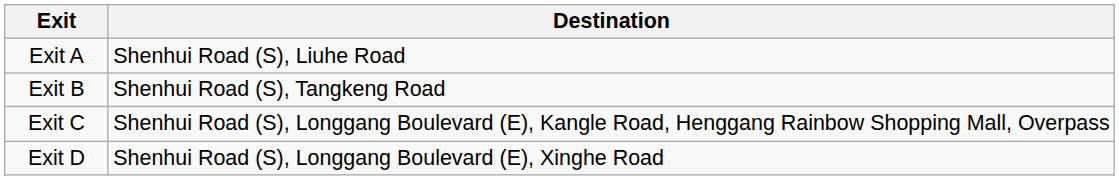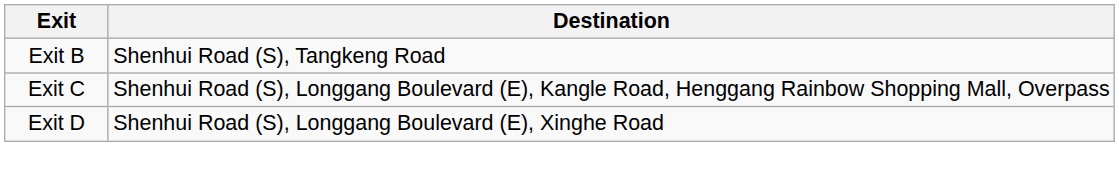- row: (57, 55)
